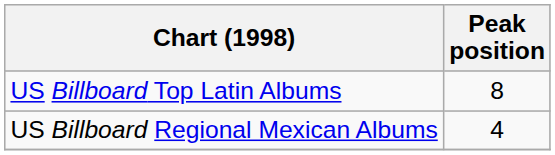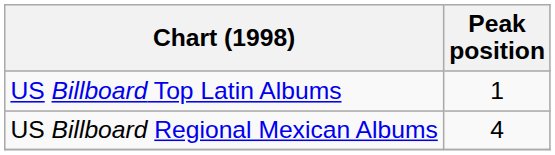(497, 90) 8 -> (497, 90) 1
